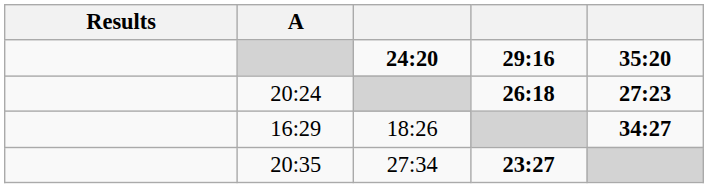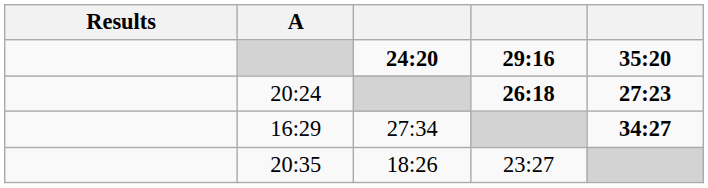(412, 128) 18:26 -> (412, 128) 27:34
(412, 164) 27:34 -> (412, 164) 18:26
(529, 164) bold -> (529, 164) normal
